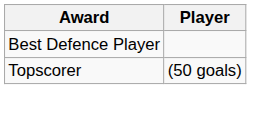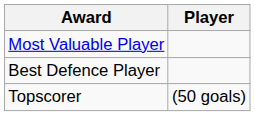+ row: (86, 44)
